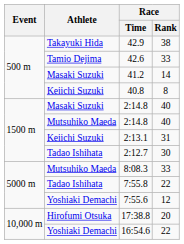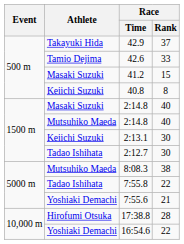(166, 44) 38 -> (166, 44) 37
(166, 75) 14 -> (166, 75) 15
(166, 138) 31 -> (166, 138) 30
(166, 169) 33 -> (166, 169) 38
(166, 200) 12 -> (166, 200) 21
(166, 216) 20 -> (166, 216) 28
